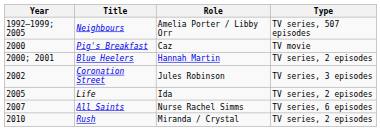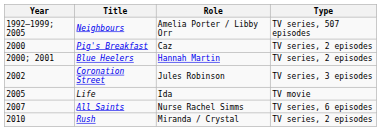(291, 46) TV movie -> (322, 46) TV series, 2 episodes
(322, 94) TV series, 2 episodes -> (291, 94) TV movie
